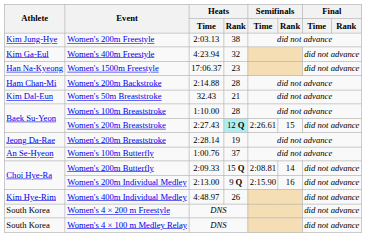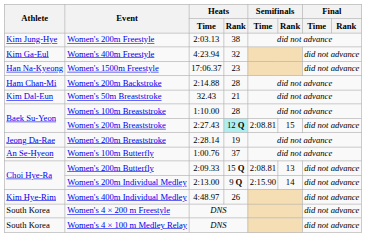(263, 126) 2:26.61 -> (263, 126) 2:08.81
(290, 168) 14 -> (290, 168) 13
(290, 183) 16 -> (290, 183) 14
